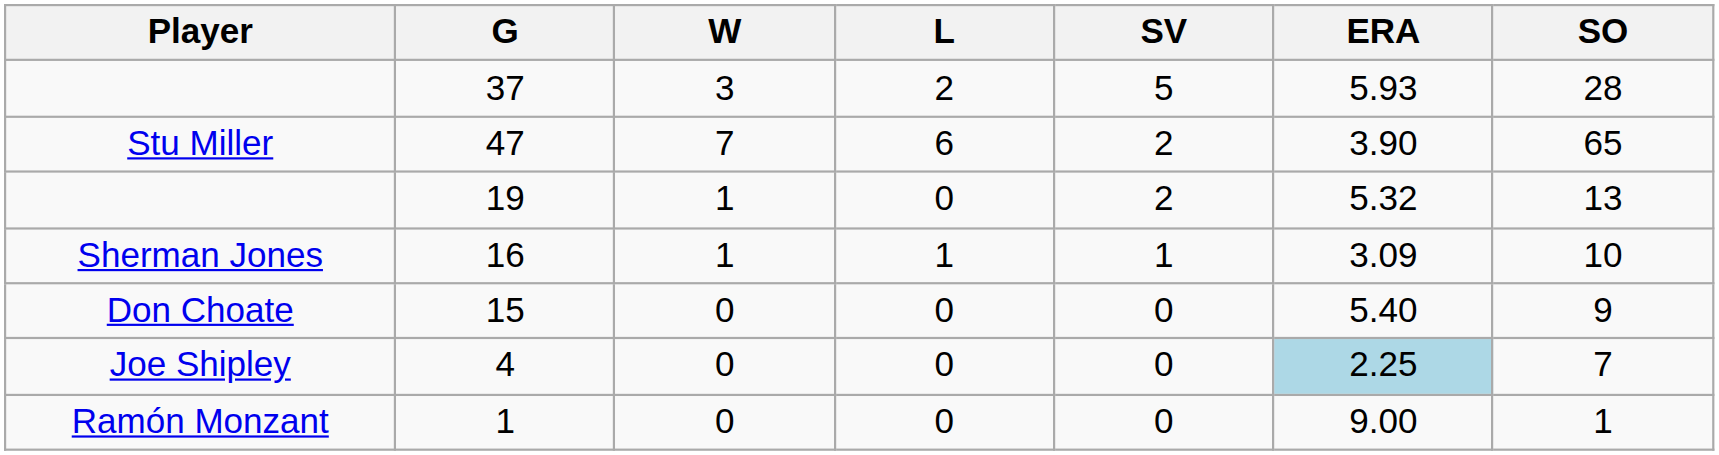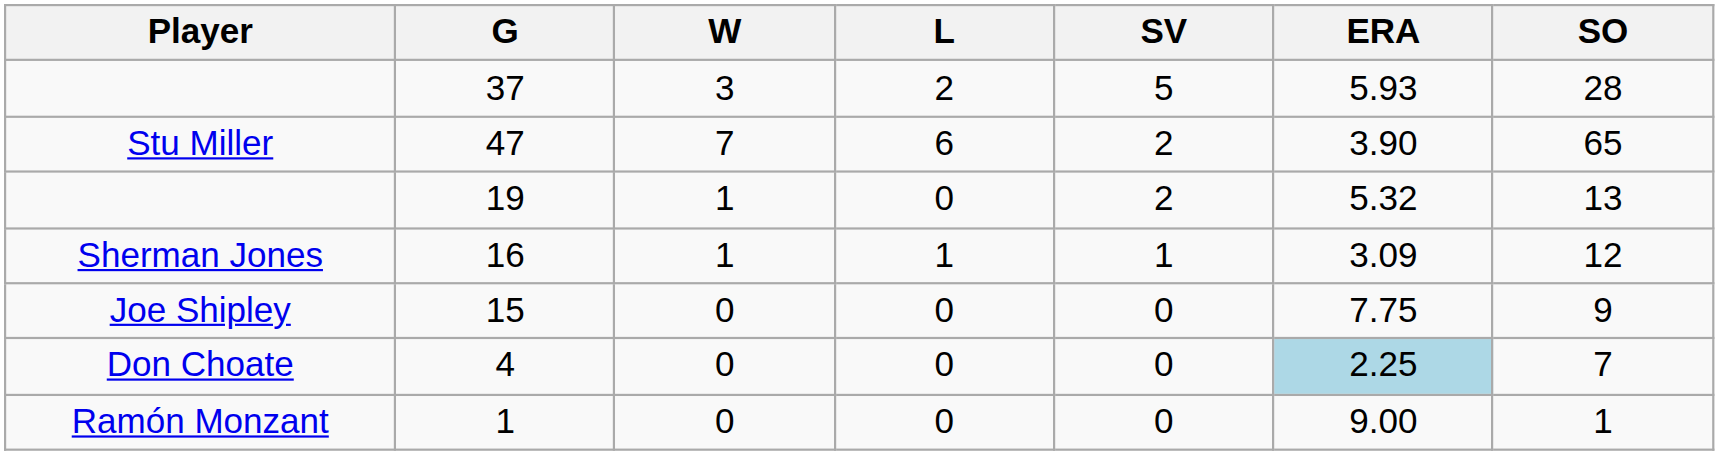(1603, 254) 10 -> (1603, 254) 12
(200, 310) Don Choate -> (200, 310) Joe Shipley
(1383, 310) 5.40 -> (1383, 310) 7.75
(200, 365) Joe Shipley -> (200, 365) Don Choate
